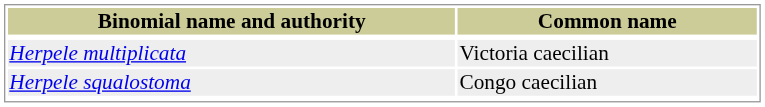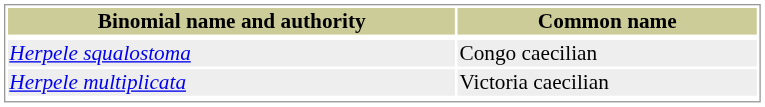rows swapped: (98, 53) <-> (100, 82)
